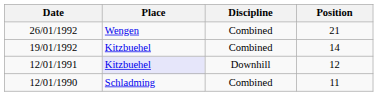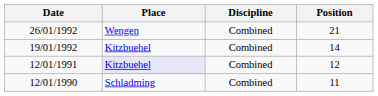(251, 65) Downhill -> (251, 65) Combined
